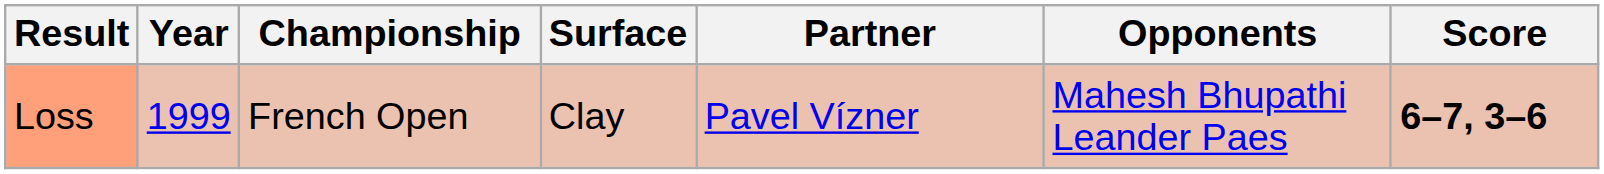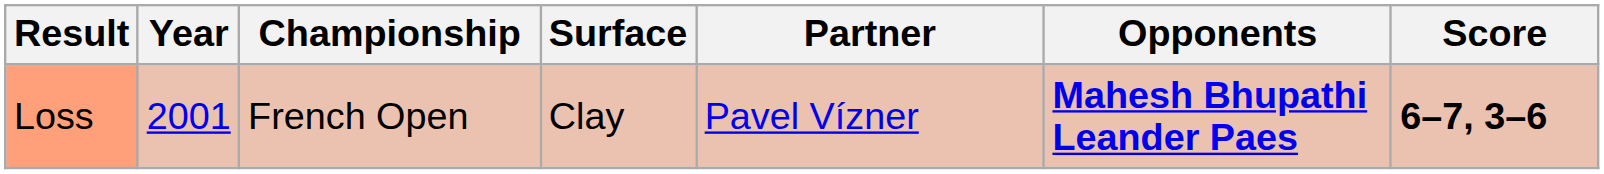(189, 115) 1999 -> (189, 115) 2001
(1199, 115) normal -> (1210, 115) bold
